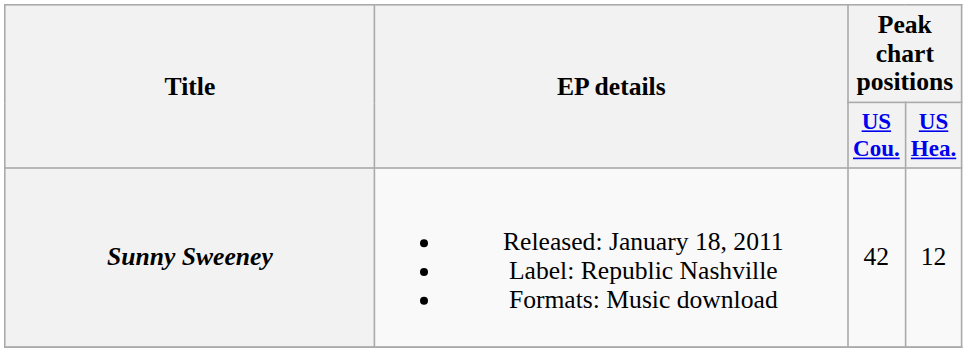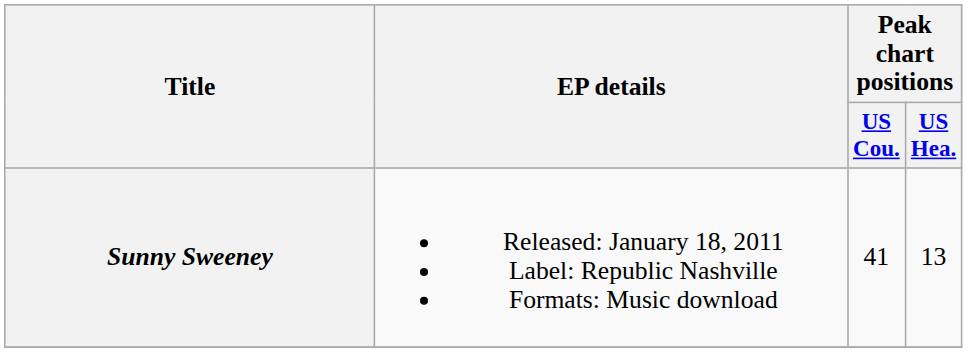(876, 257) 42 -> (876, 257) 41
(934, 257) 12 -> (934, 257) 13
